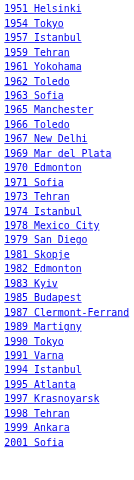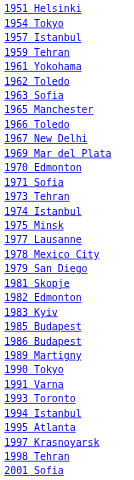+ row: (34, 226)
+ row: (43, 240)
+ row: (43, 341)
- row: (67, 312)
+ row: (40, 399)
- row: (37, 428)
